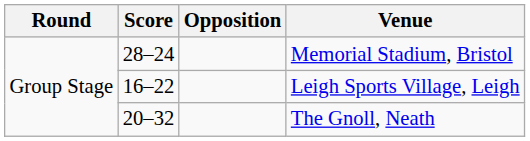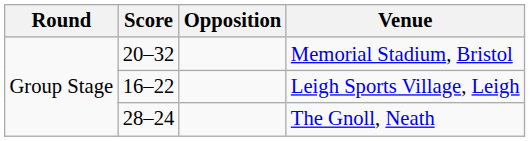(148, 53) 28–24 -> (148, 53) 20–32
(148, 119) 20–32 -> (148, 119) 28–24
